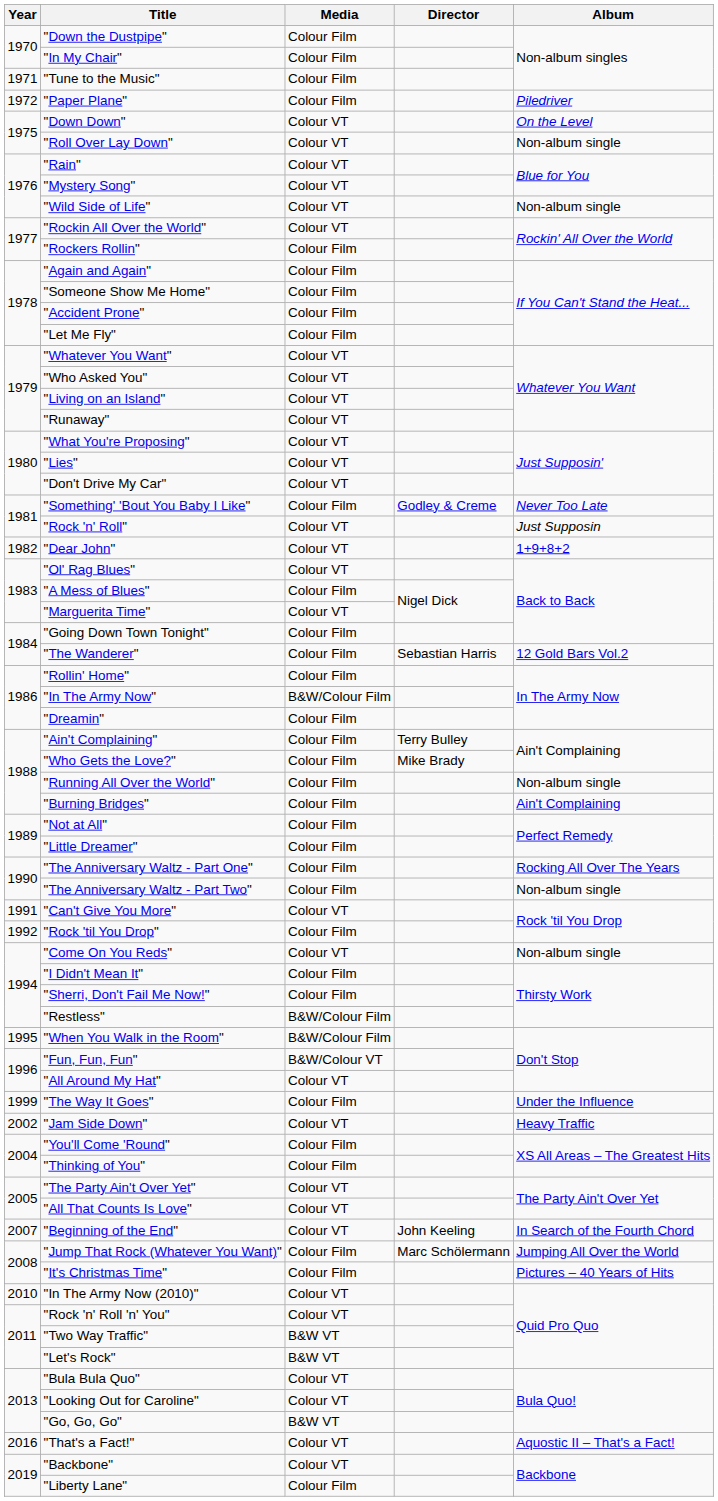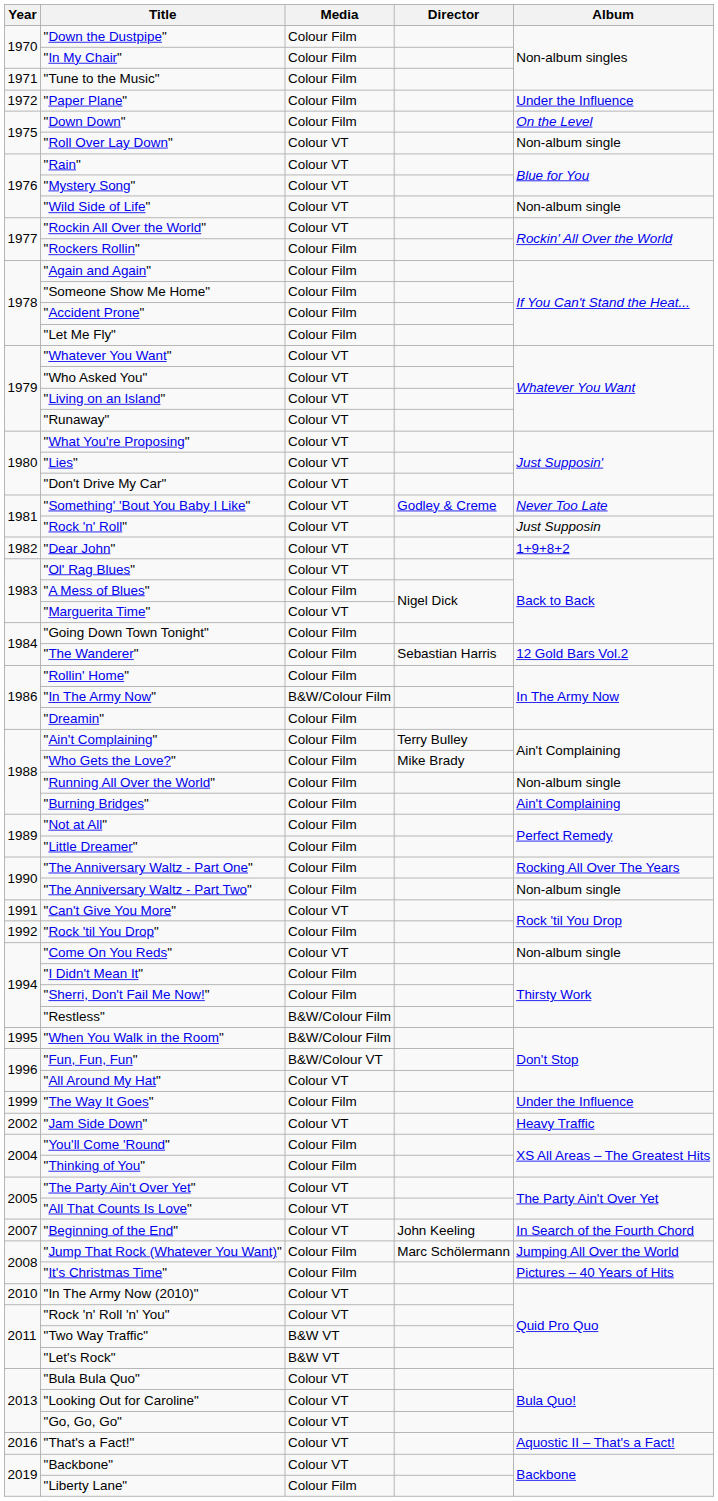(544, 100) Piledriver -> (575, 100) Under the Influence
(318, 121) Colour VT -> (322, 121) Colour Film
(322, 505) Colour Film -> (318, 505) Colour VT
(314, 1421) B&W VT -> (318, 1421) Colour VT
